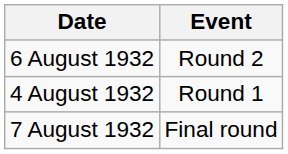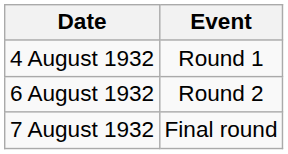rows swapped: (82, 93) <-> (82, 58)
